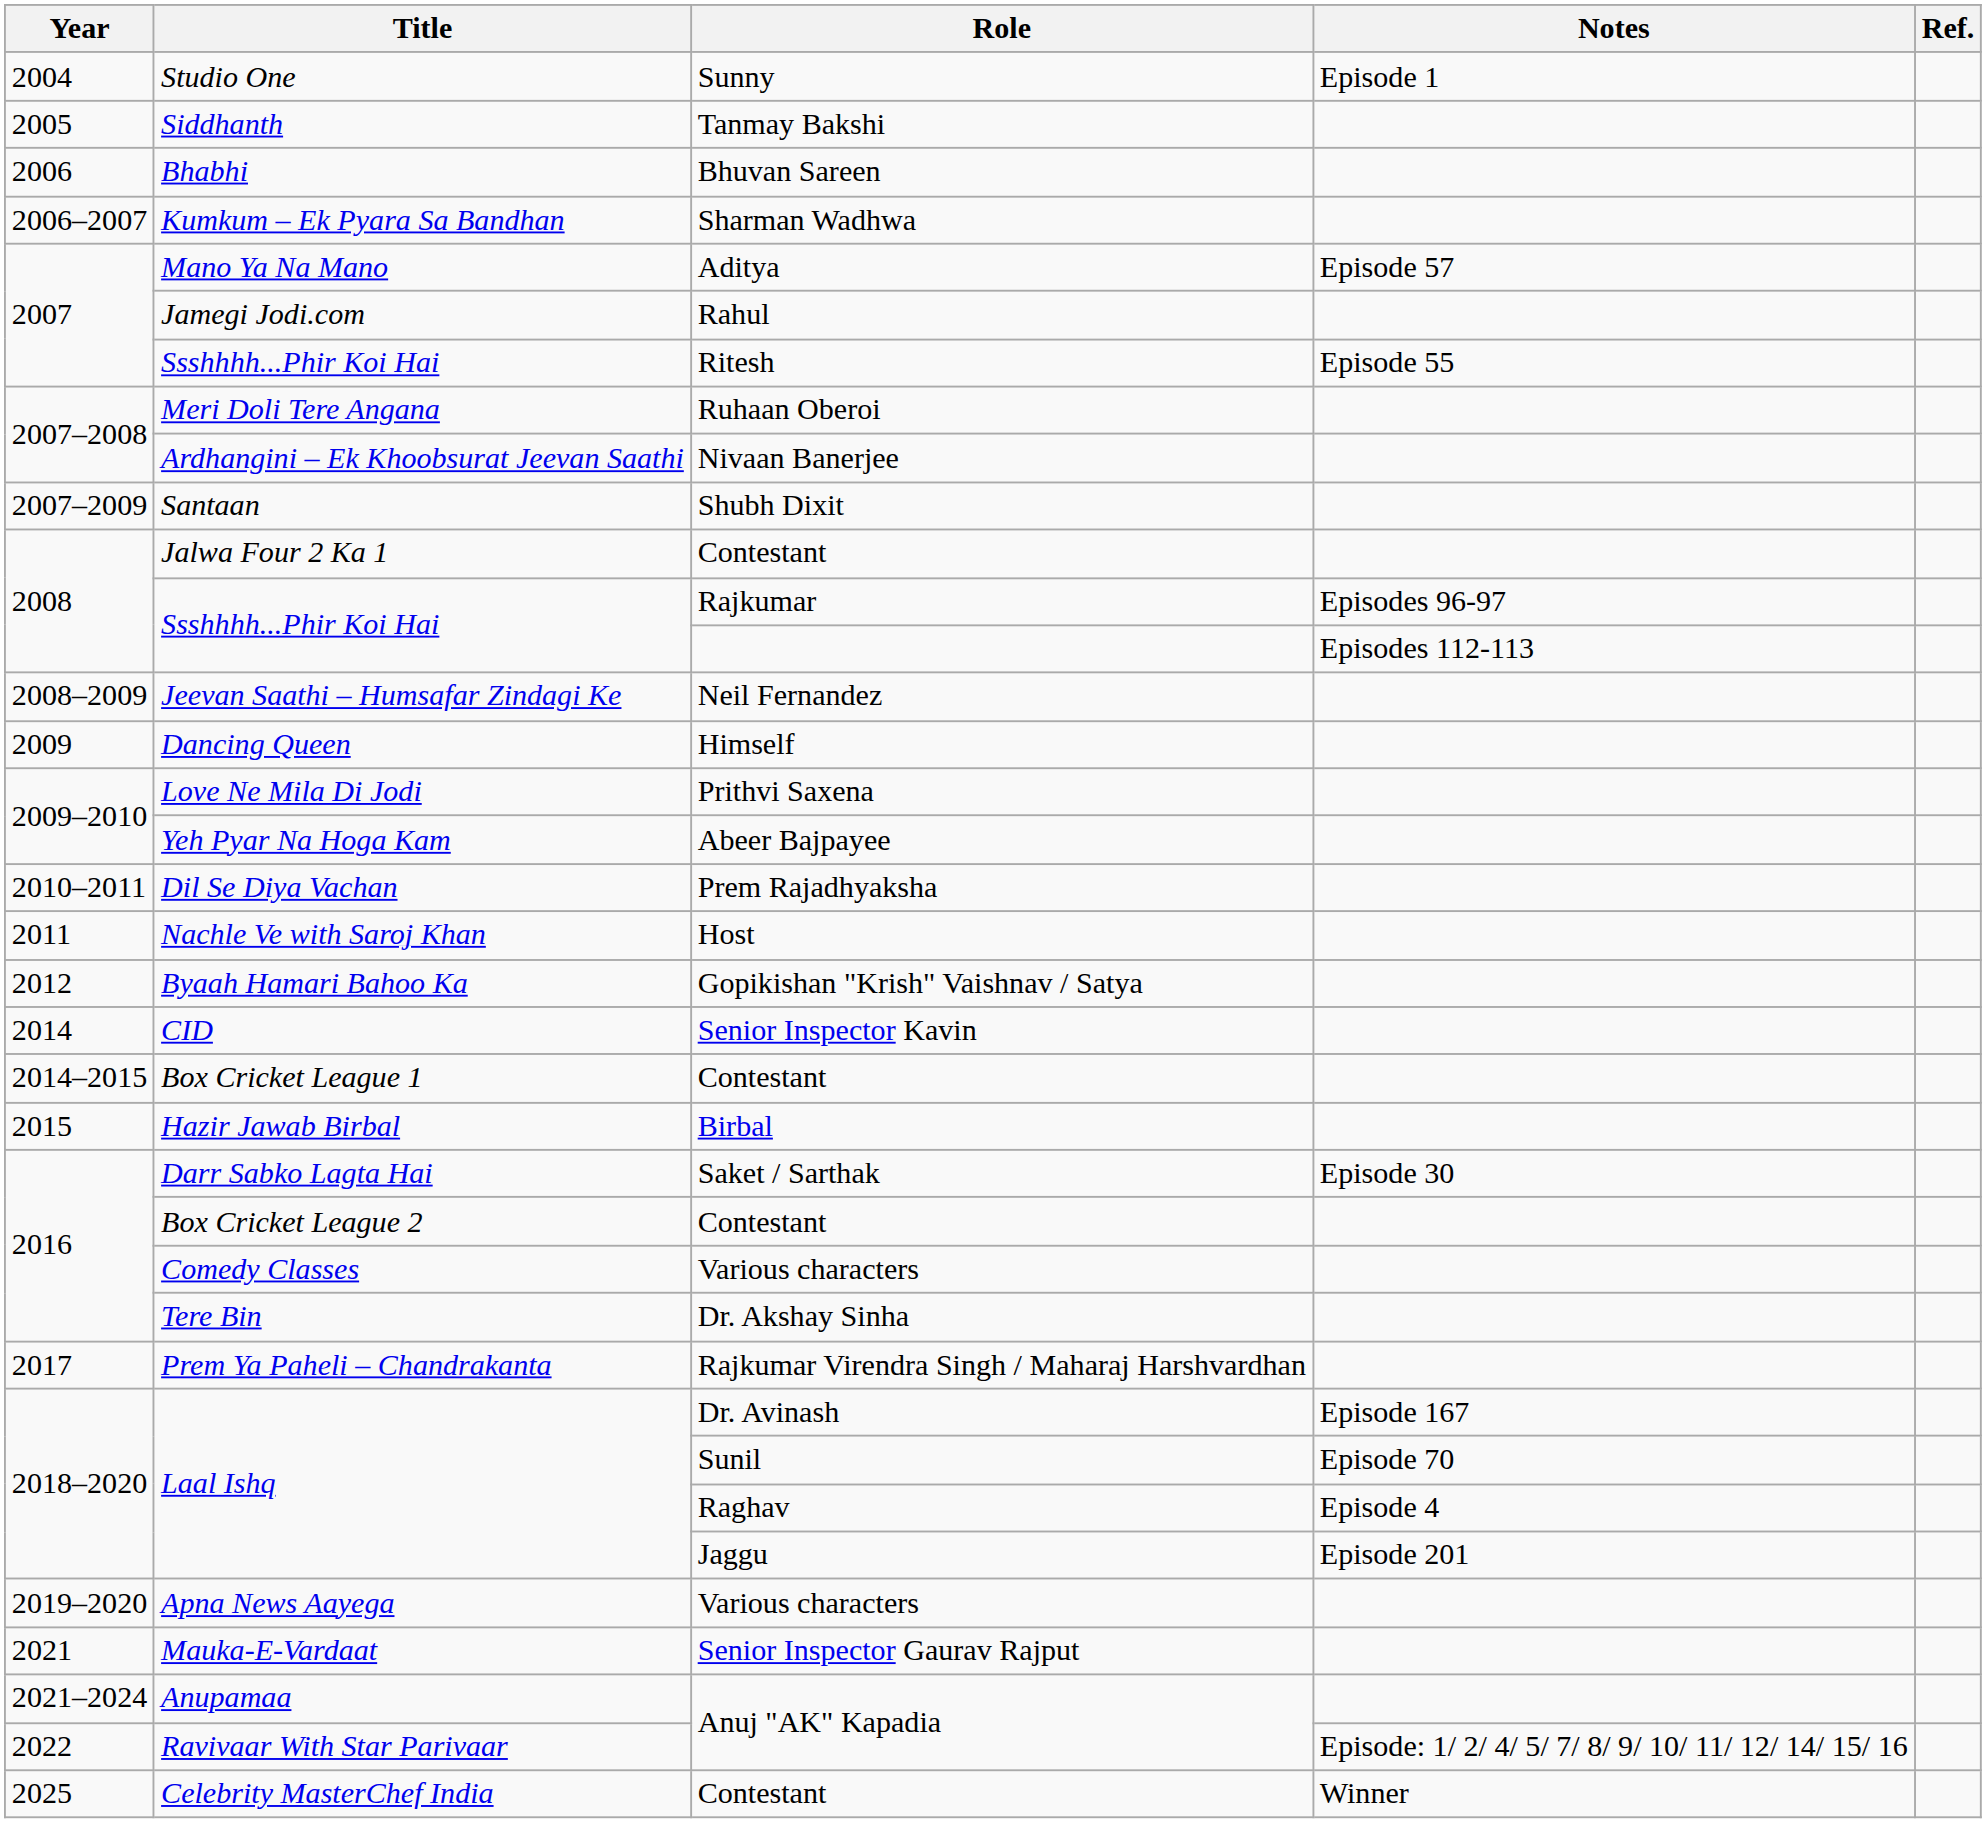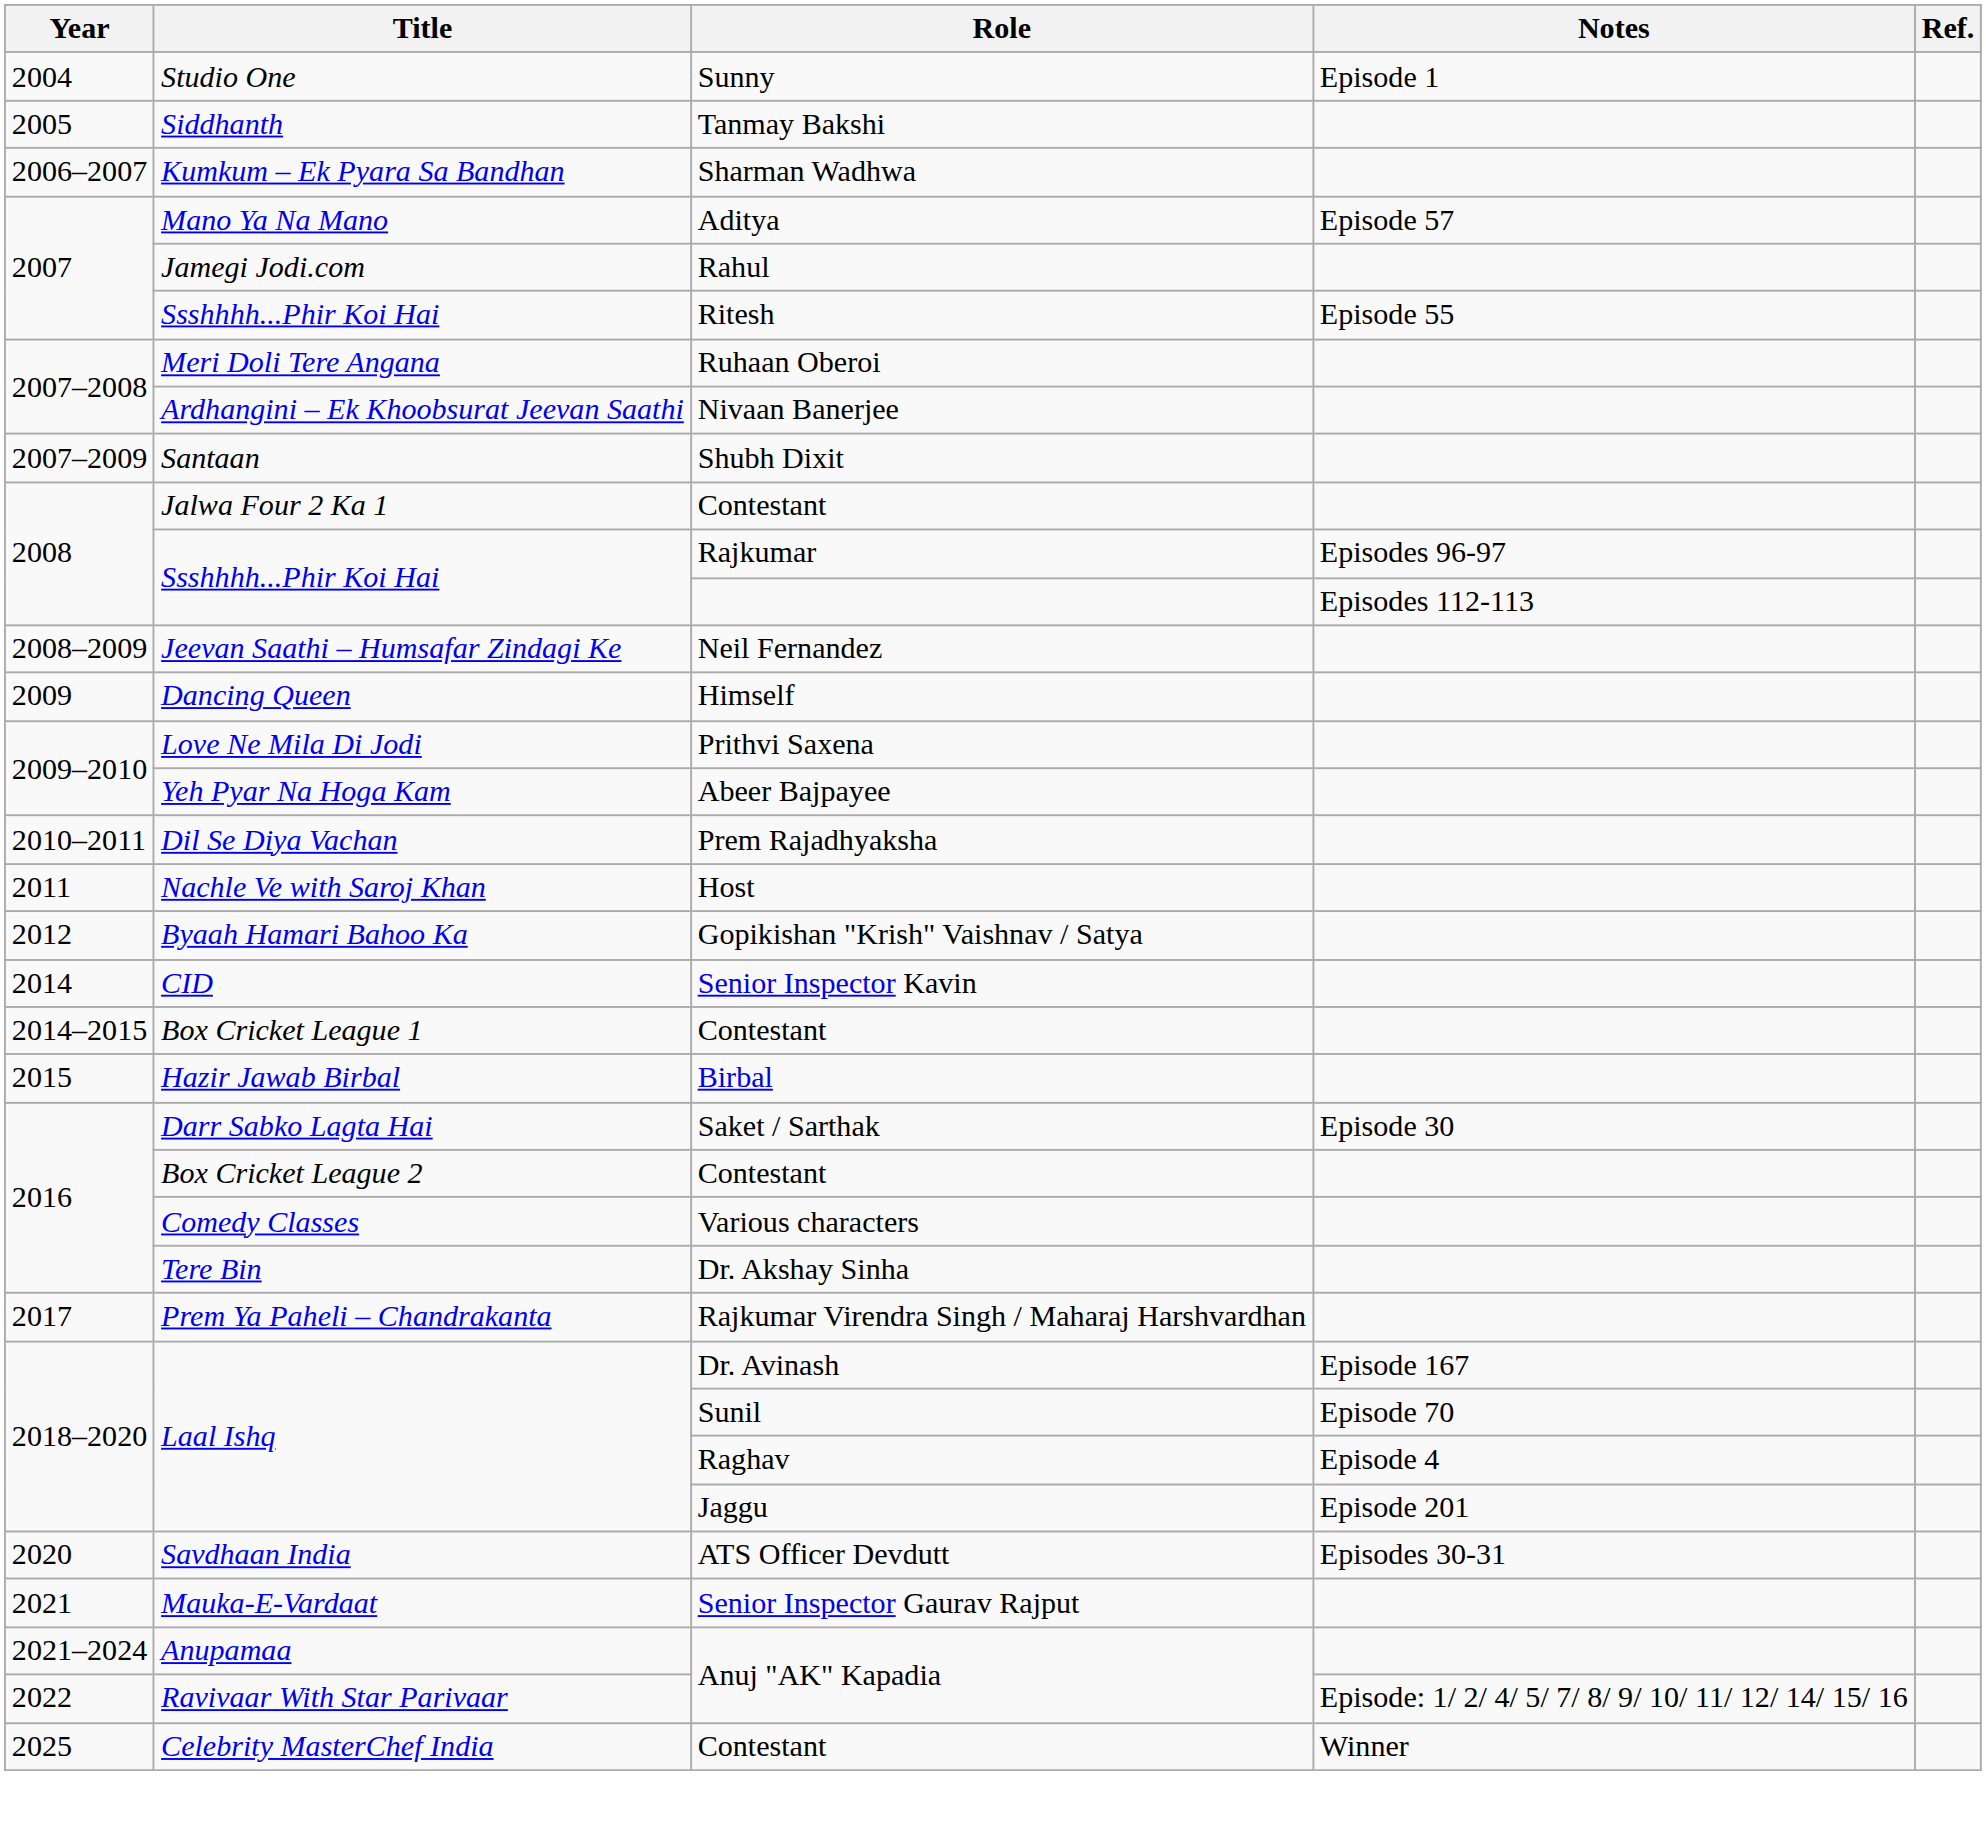- row: (205, 171)
- row: (278, 1602)
+ row: (256, 1554)
